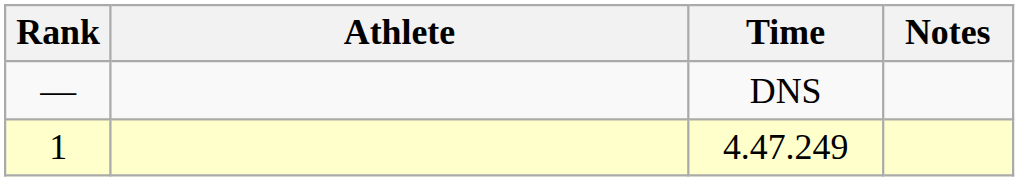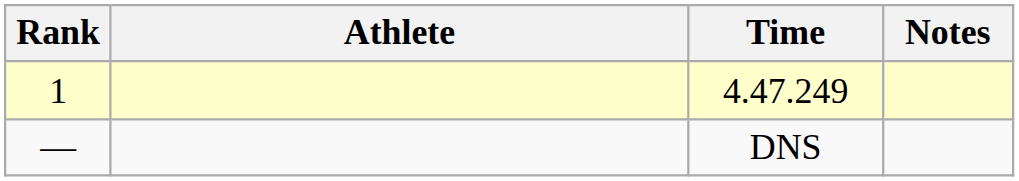rows swapped: (786, 146) <-> (786, 89)
